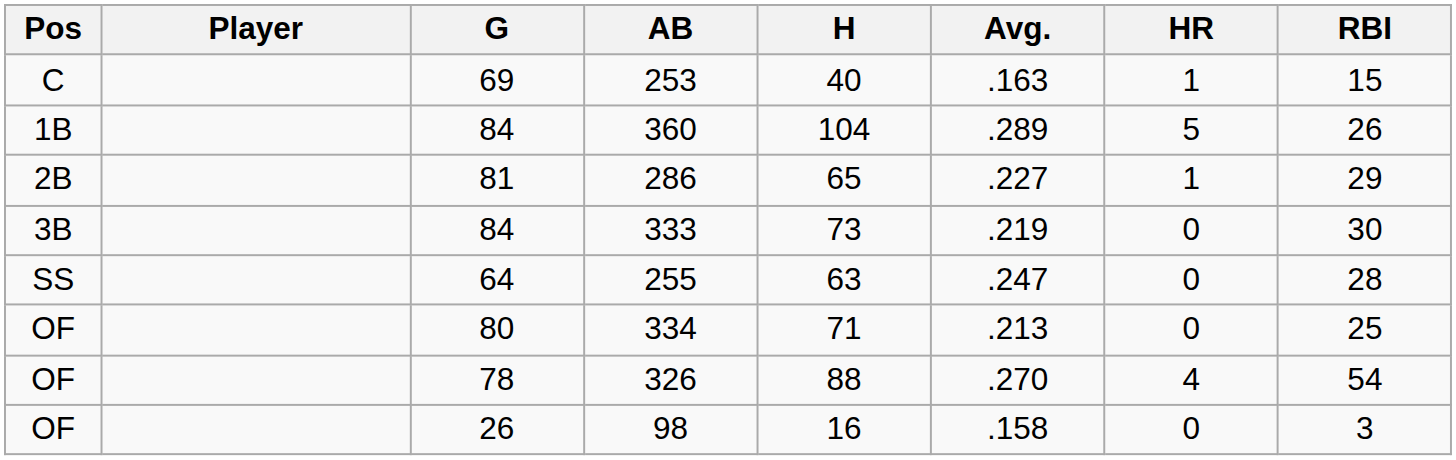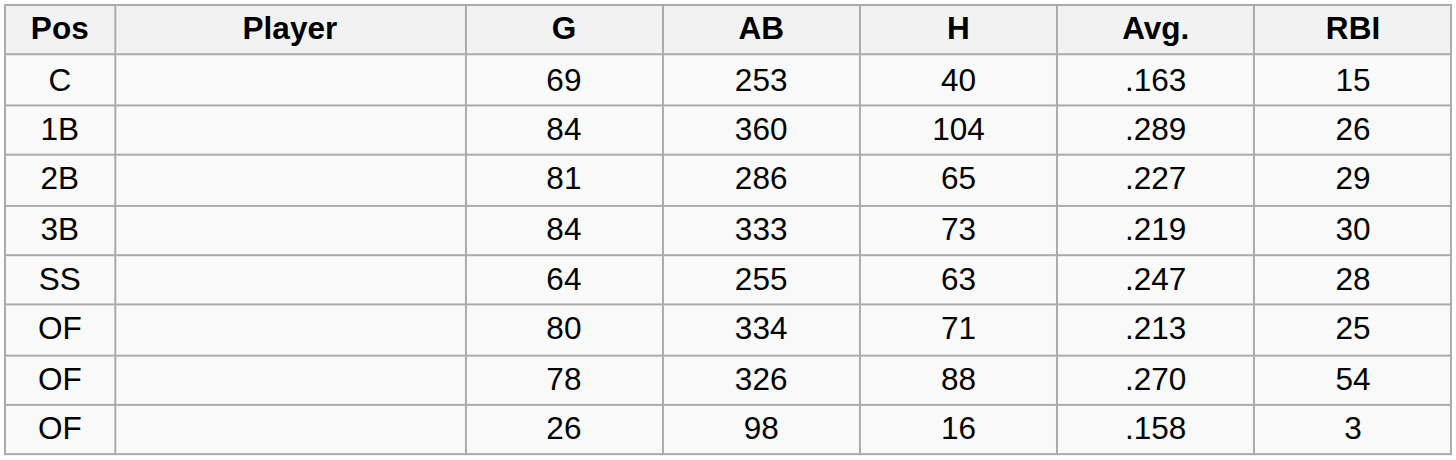- column: (1191, 29)
